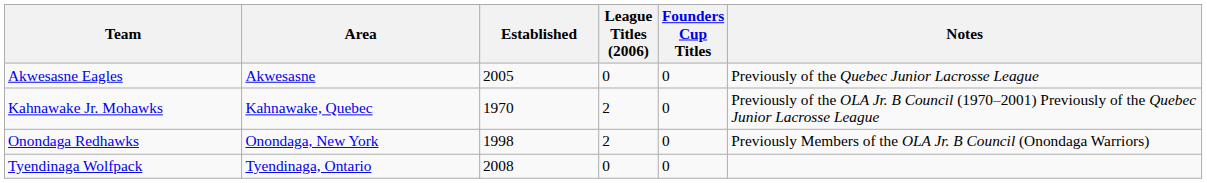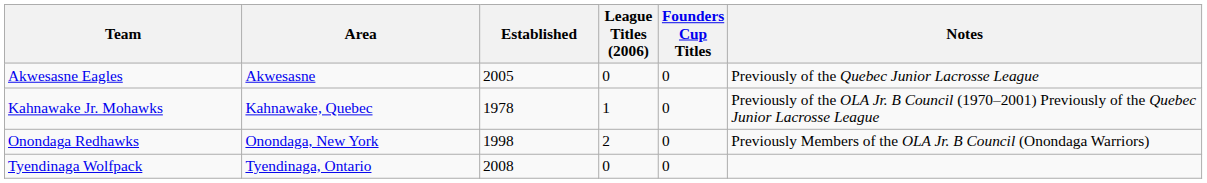(498, 108) 1970 -> (498, 108) 1978
(606, 108) 2 -> (606, 108) 1
